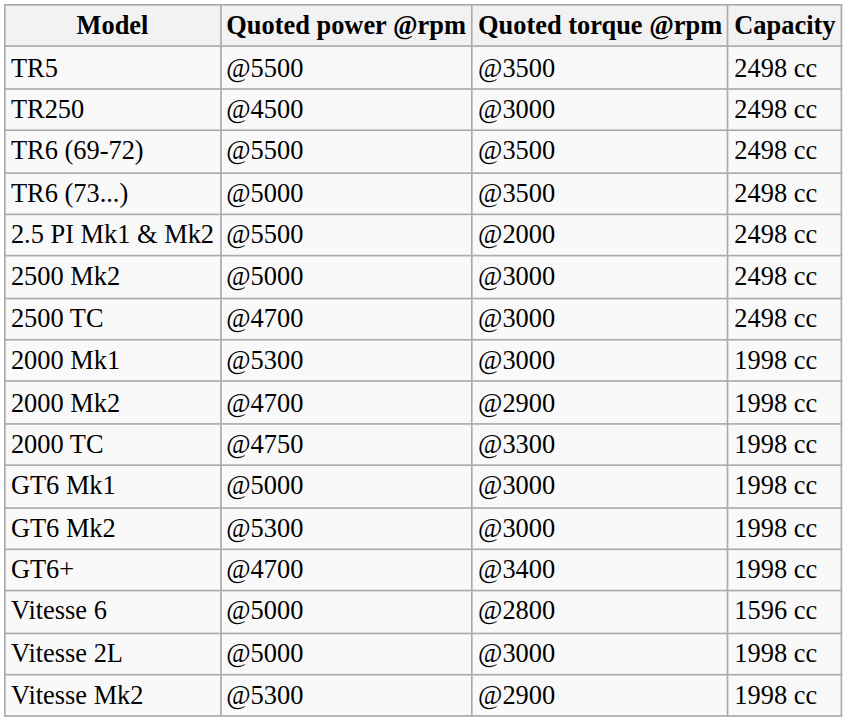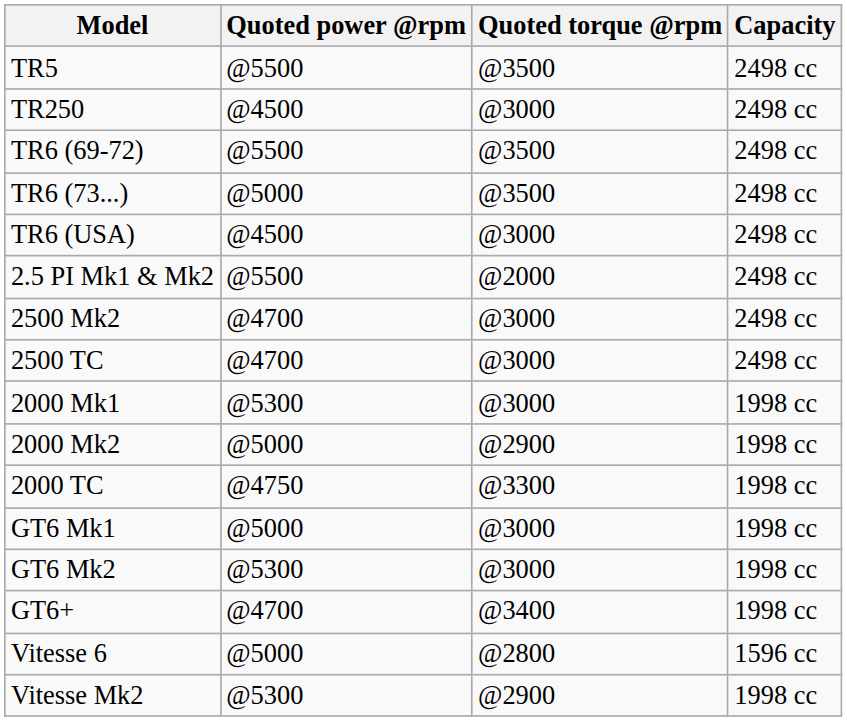+ row: (73, 234)
(265, 276) @5000 -> (265, 318) @4700
(265, 402) @4700 -> (265, 444) @5000
- row: (67, 653)
